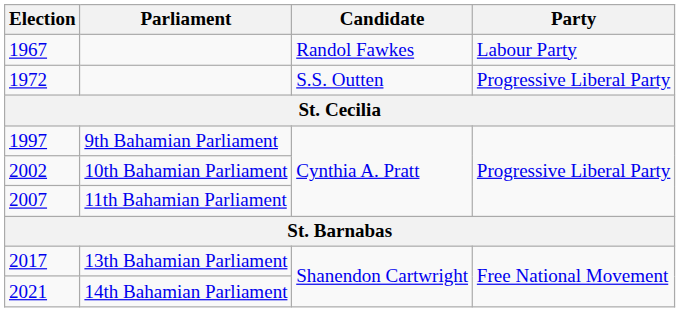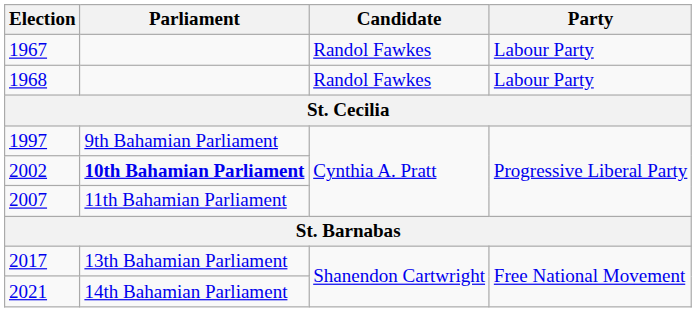+ row: (28, 79)
- row: (28, 79)
(186, 170) normal -> (194, 170) bold
